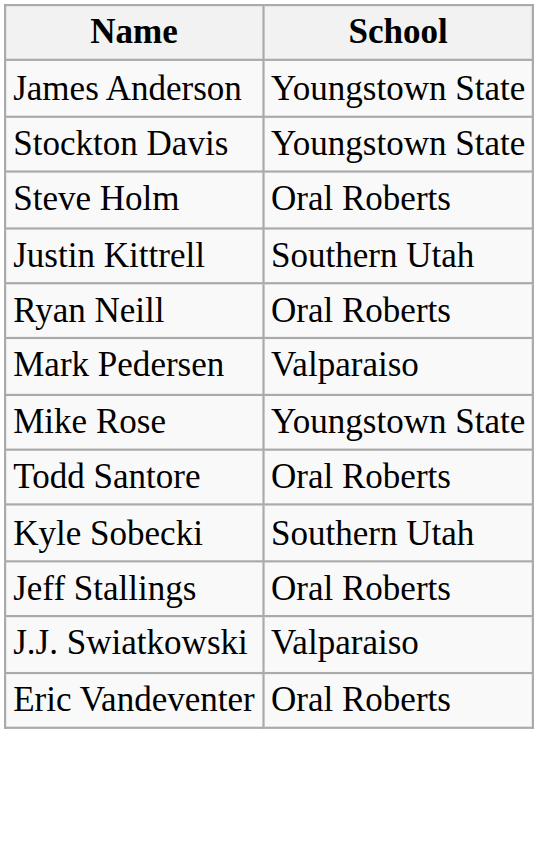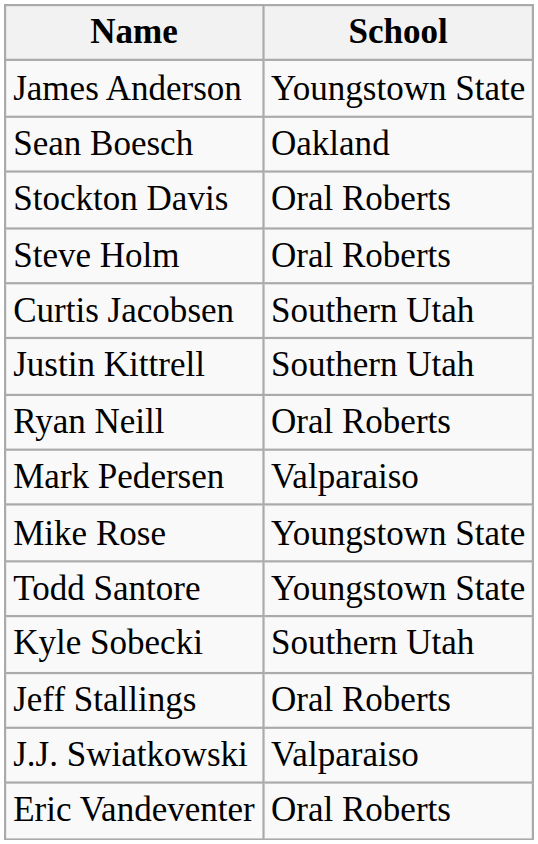+ row: (103, 143)
(398, 143) Youngstown State -> (361, 198) Oral Roberts
+ row: (124, 310)
(361, 476) Oral Roberts -> (398, 587) Youngstown State
